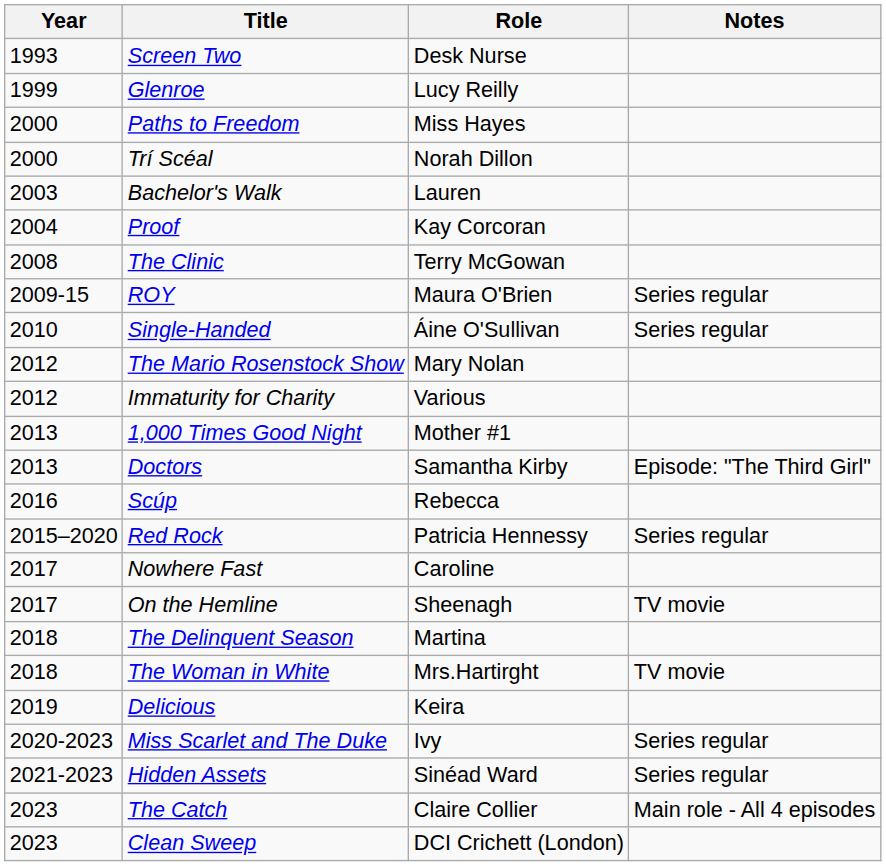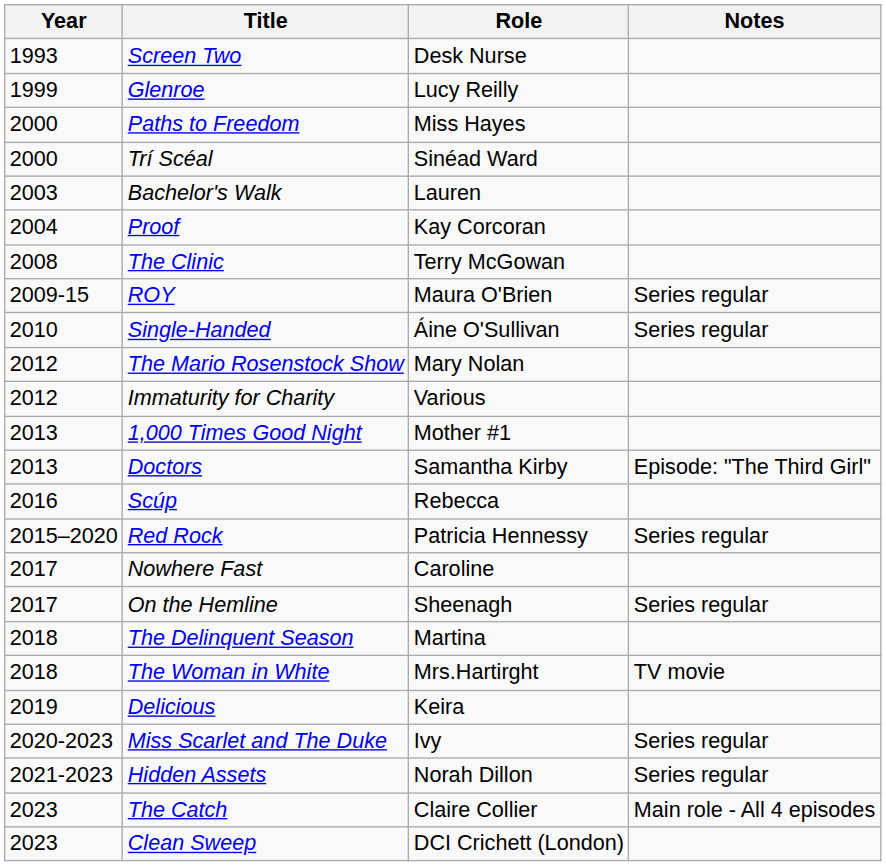(473, 158) Norah Dillon -> (476, 158) Sinéad Ward
(679, 603) TV movie -> (701, 603) Series regular
(476, 775) Sinéad Ward -> (473, 775) Norah Dillon
